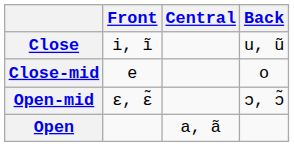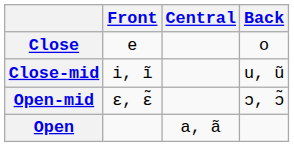(132, 46) i, ĩ -> (132, 46) e
(264, 46) u, ũ -> (264, 46) o
(132, 73) e -> (132, 73) i, ĩ
(264, 73) o -> (264, 73) u, ũ
